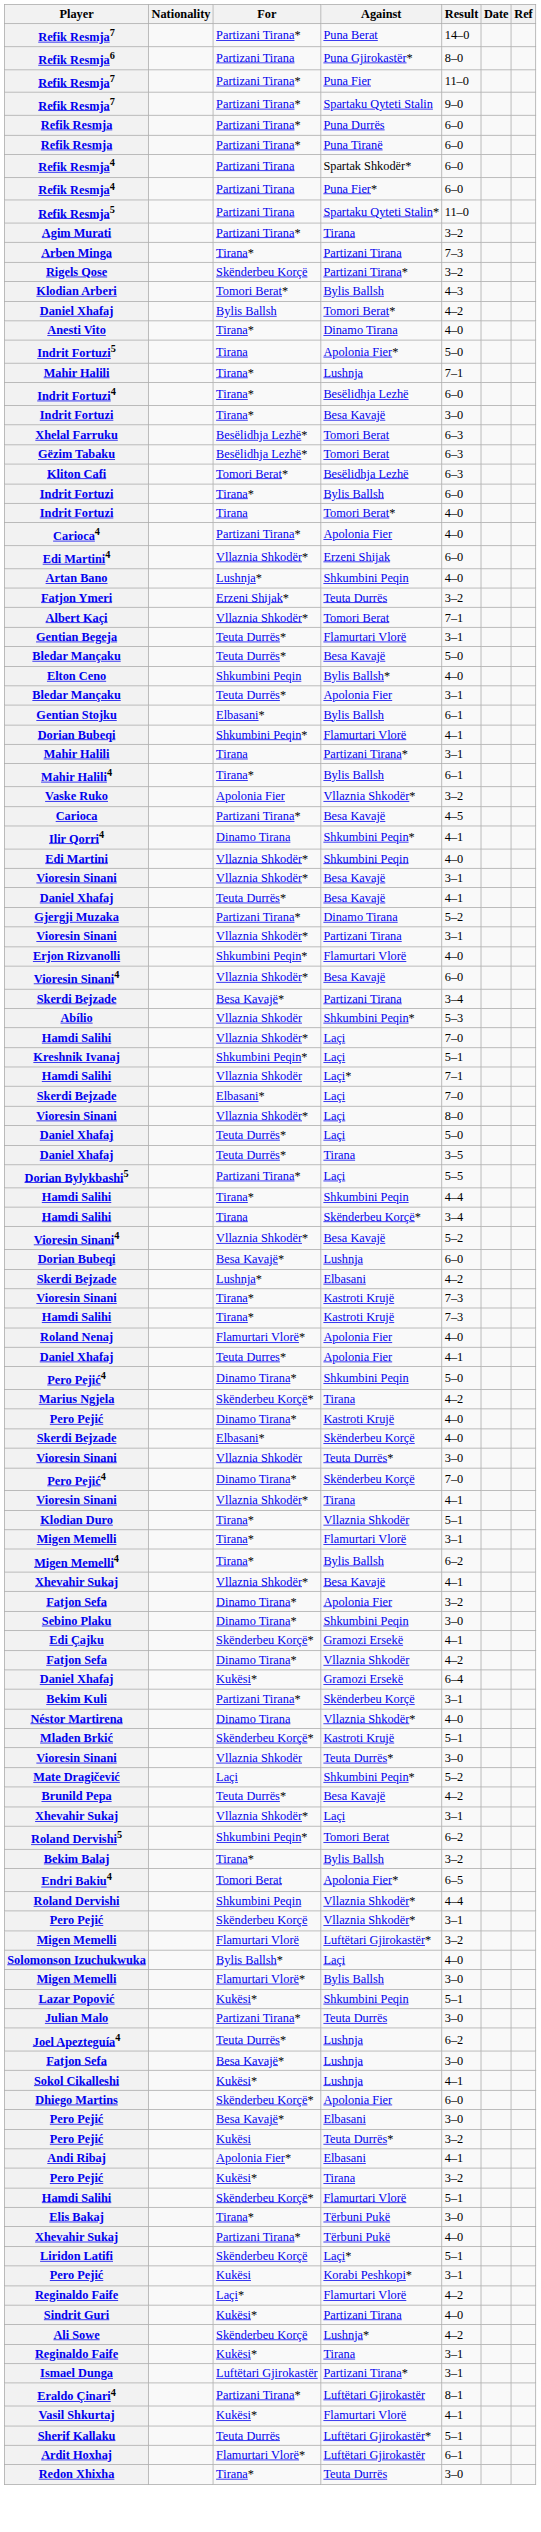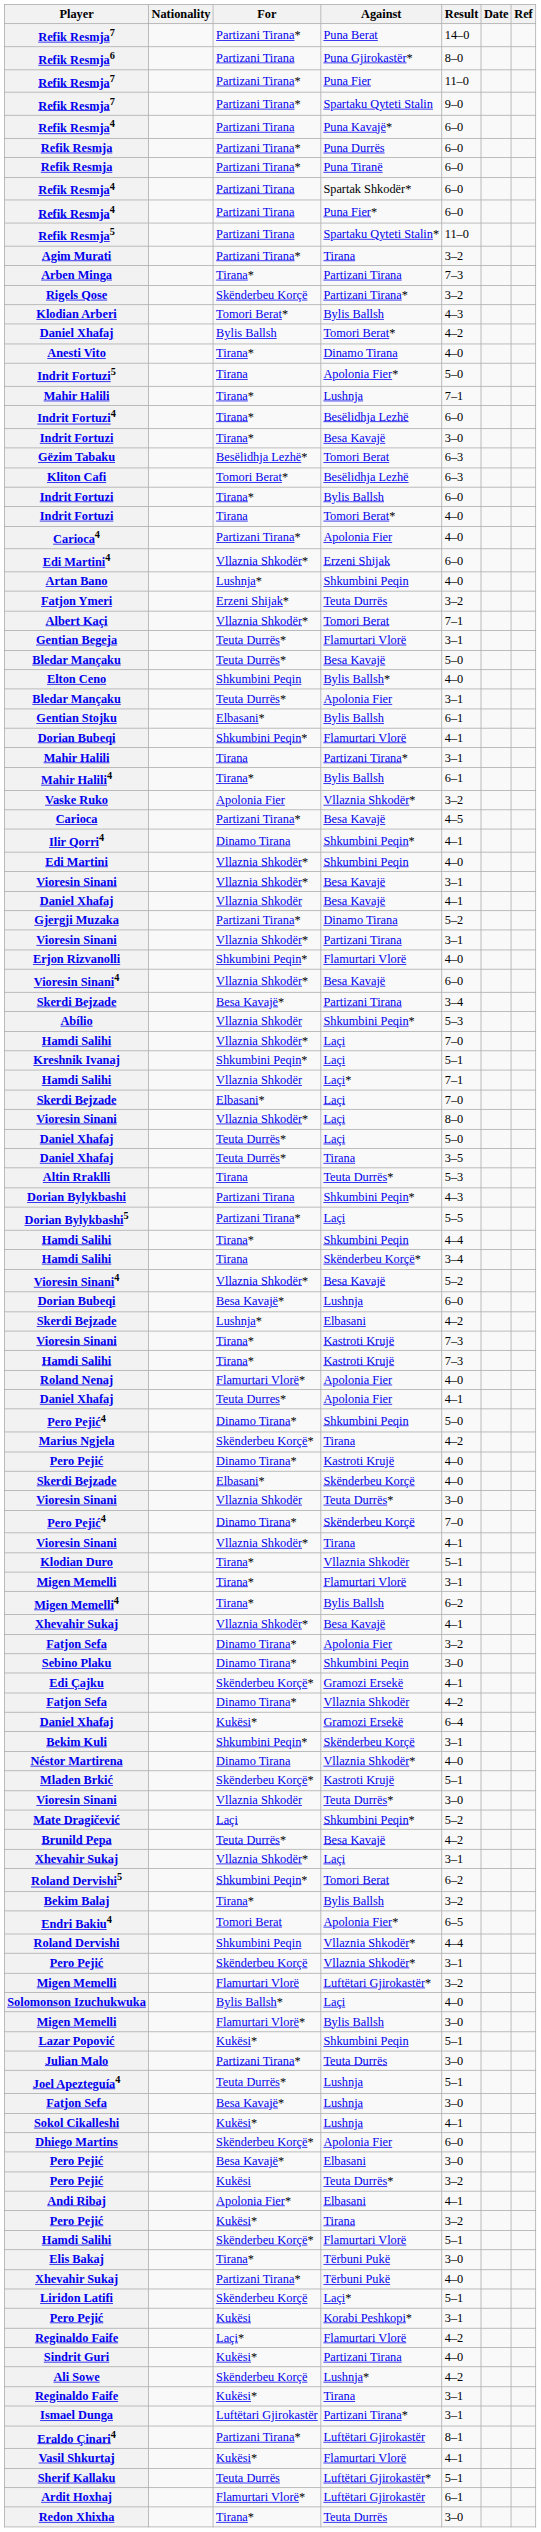+ row: (77, 126)
- row: (77, 435)
(251, 897) Teuta Durrës* -> (259, 901) Vllaznia Shkodër
+ row: (77, 1177)
+ row: (77, 1197)
(258, 1699) Partizani Tirana* -> (262, 1741) Shkumbini Peqin*
(454, 2039) 6–2 -> (454, 2082) 5–1
